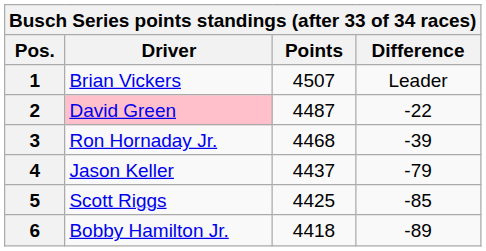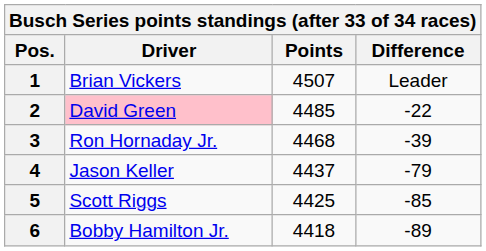(314, 110) 4487 -> (314, 110) 4485
